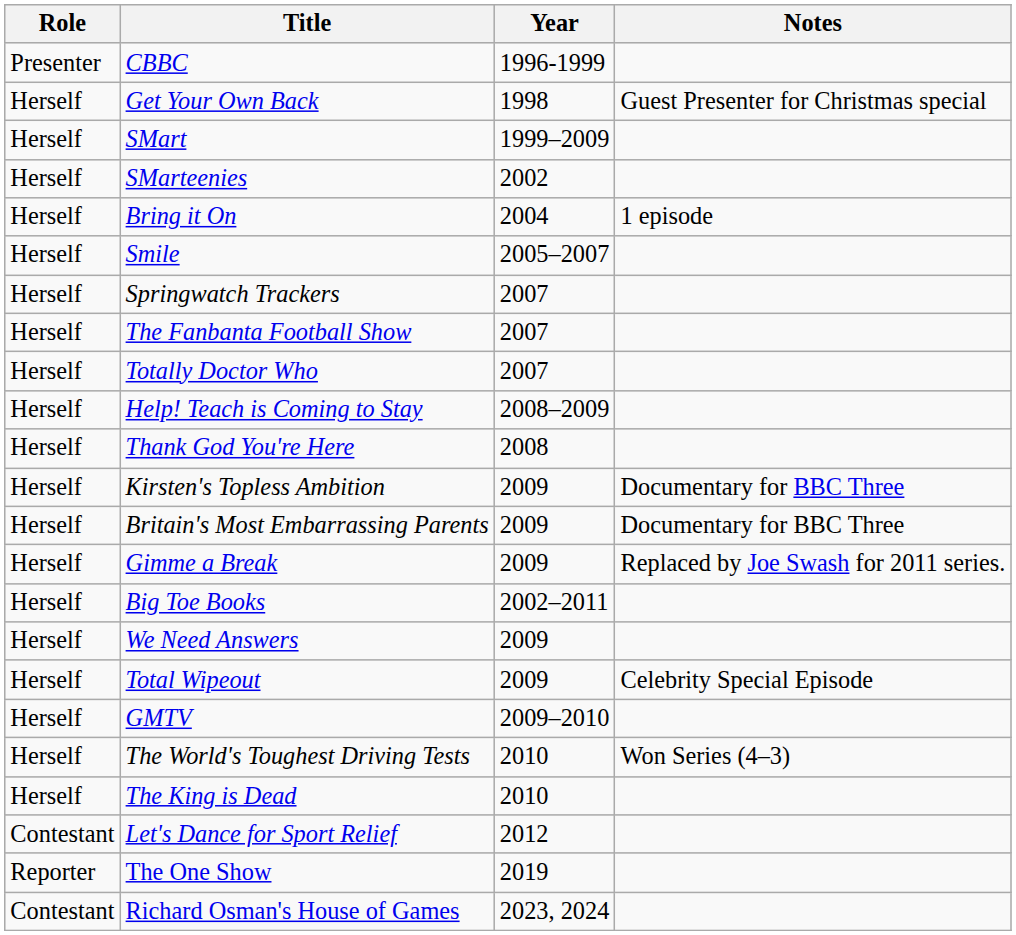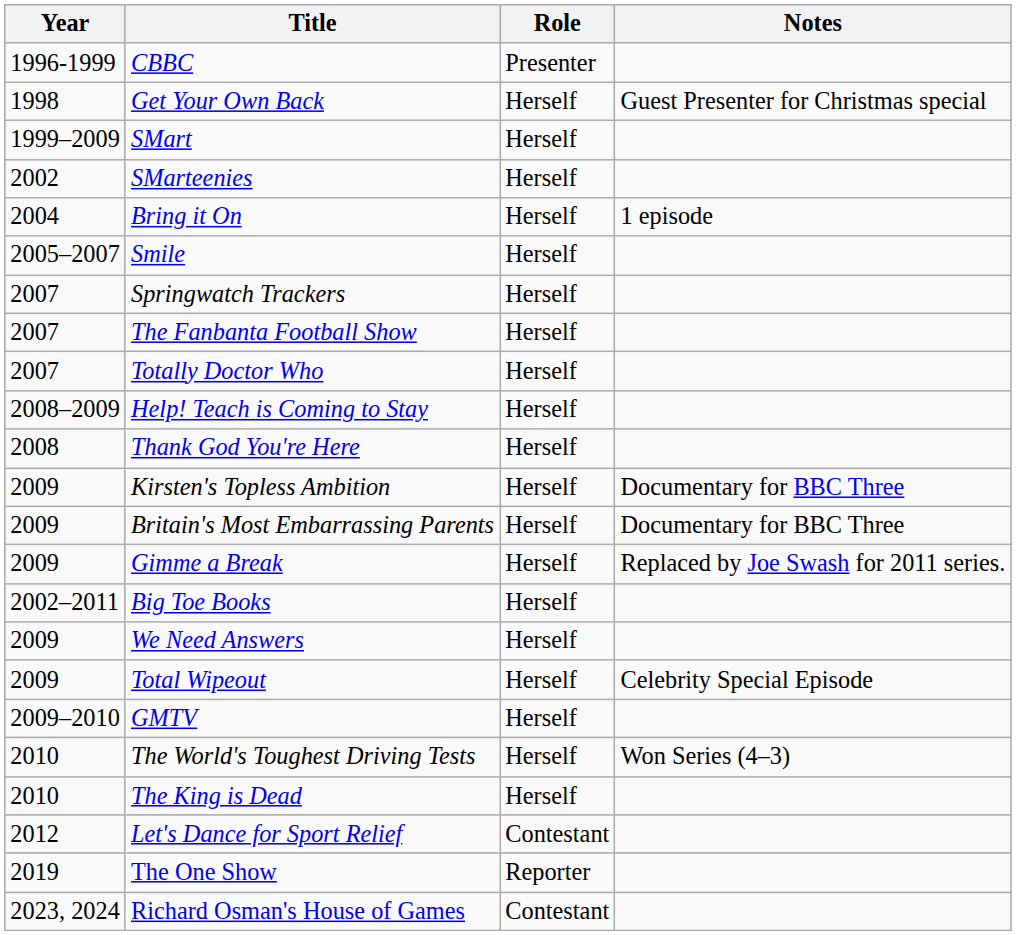columns swapped: (555, 23) <-> (62, 23)
